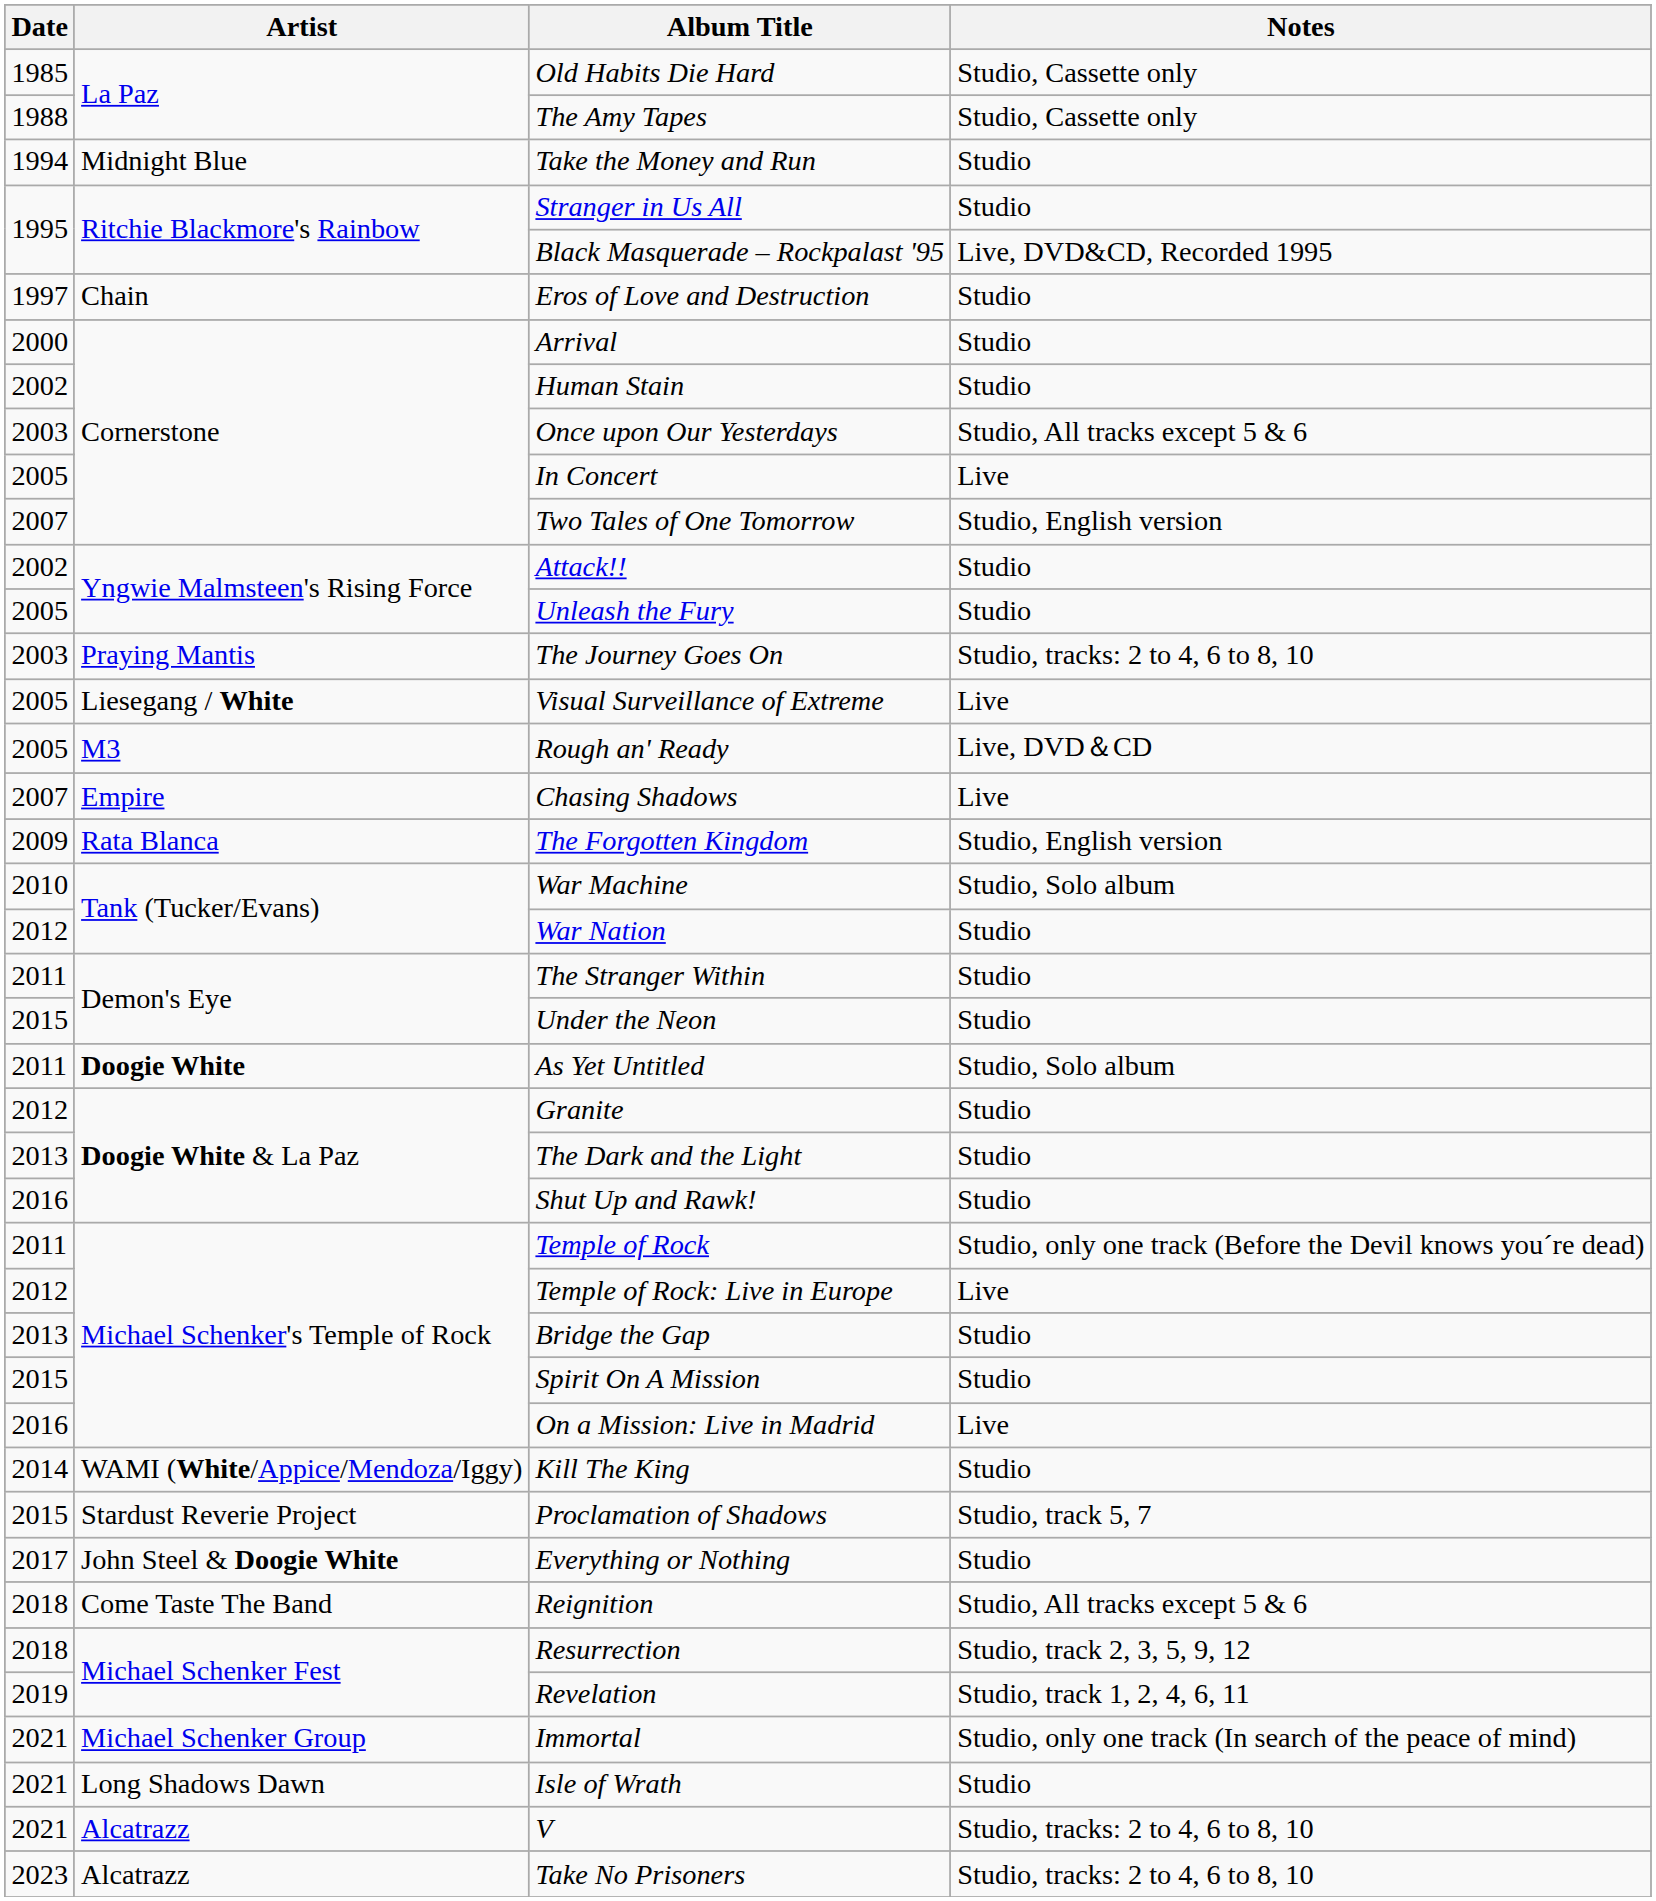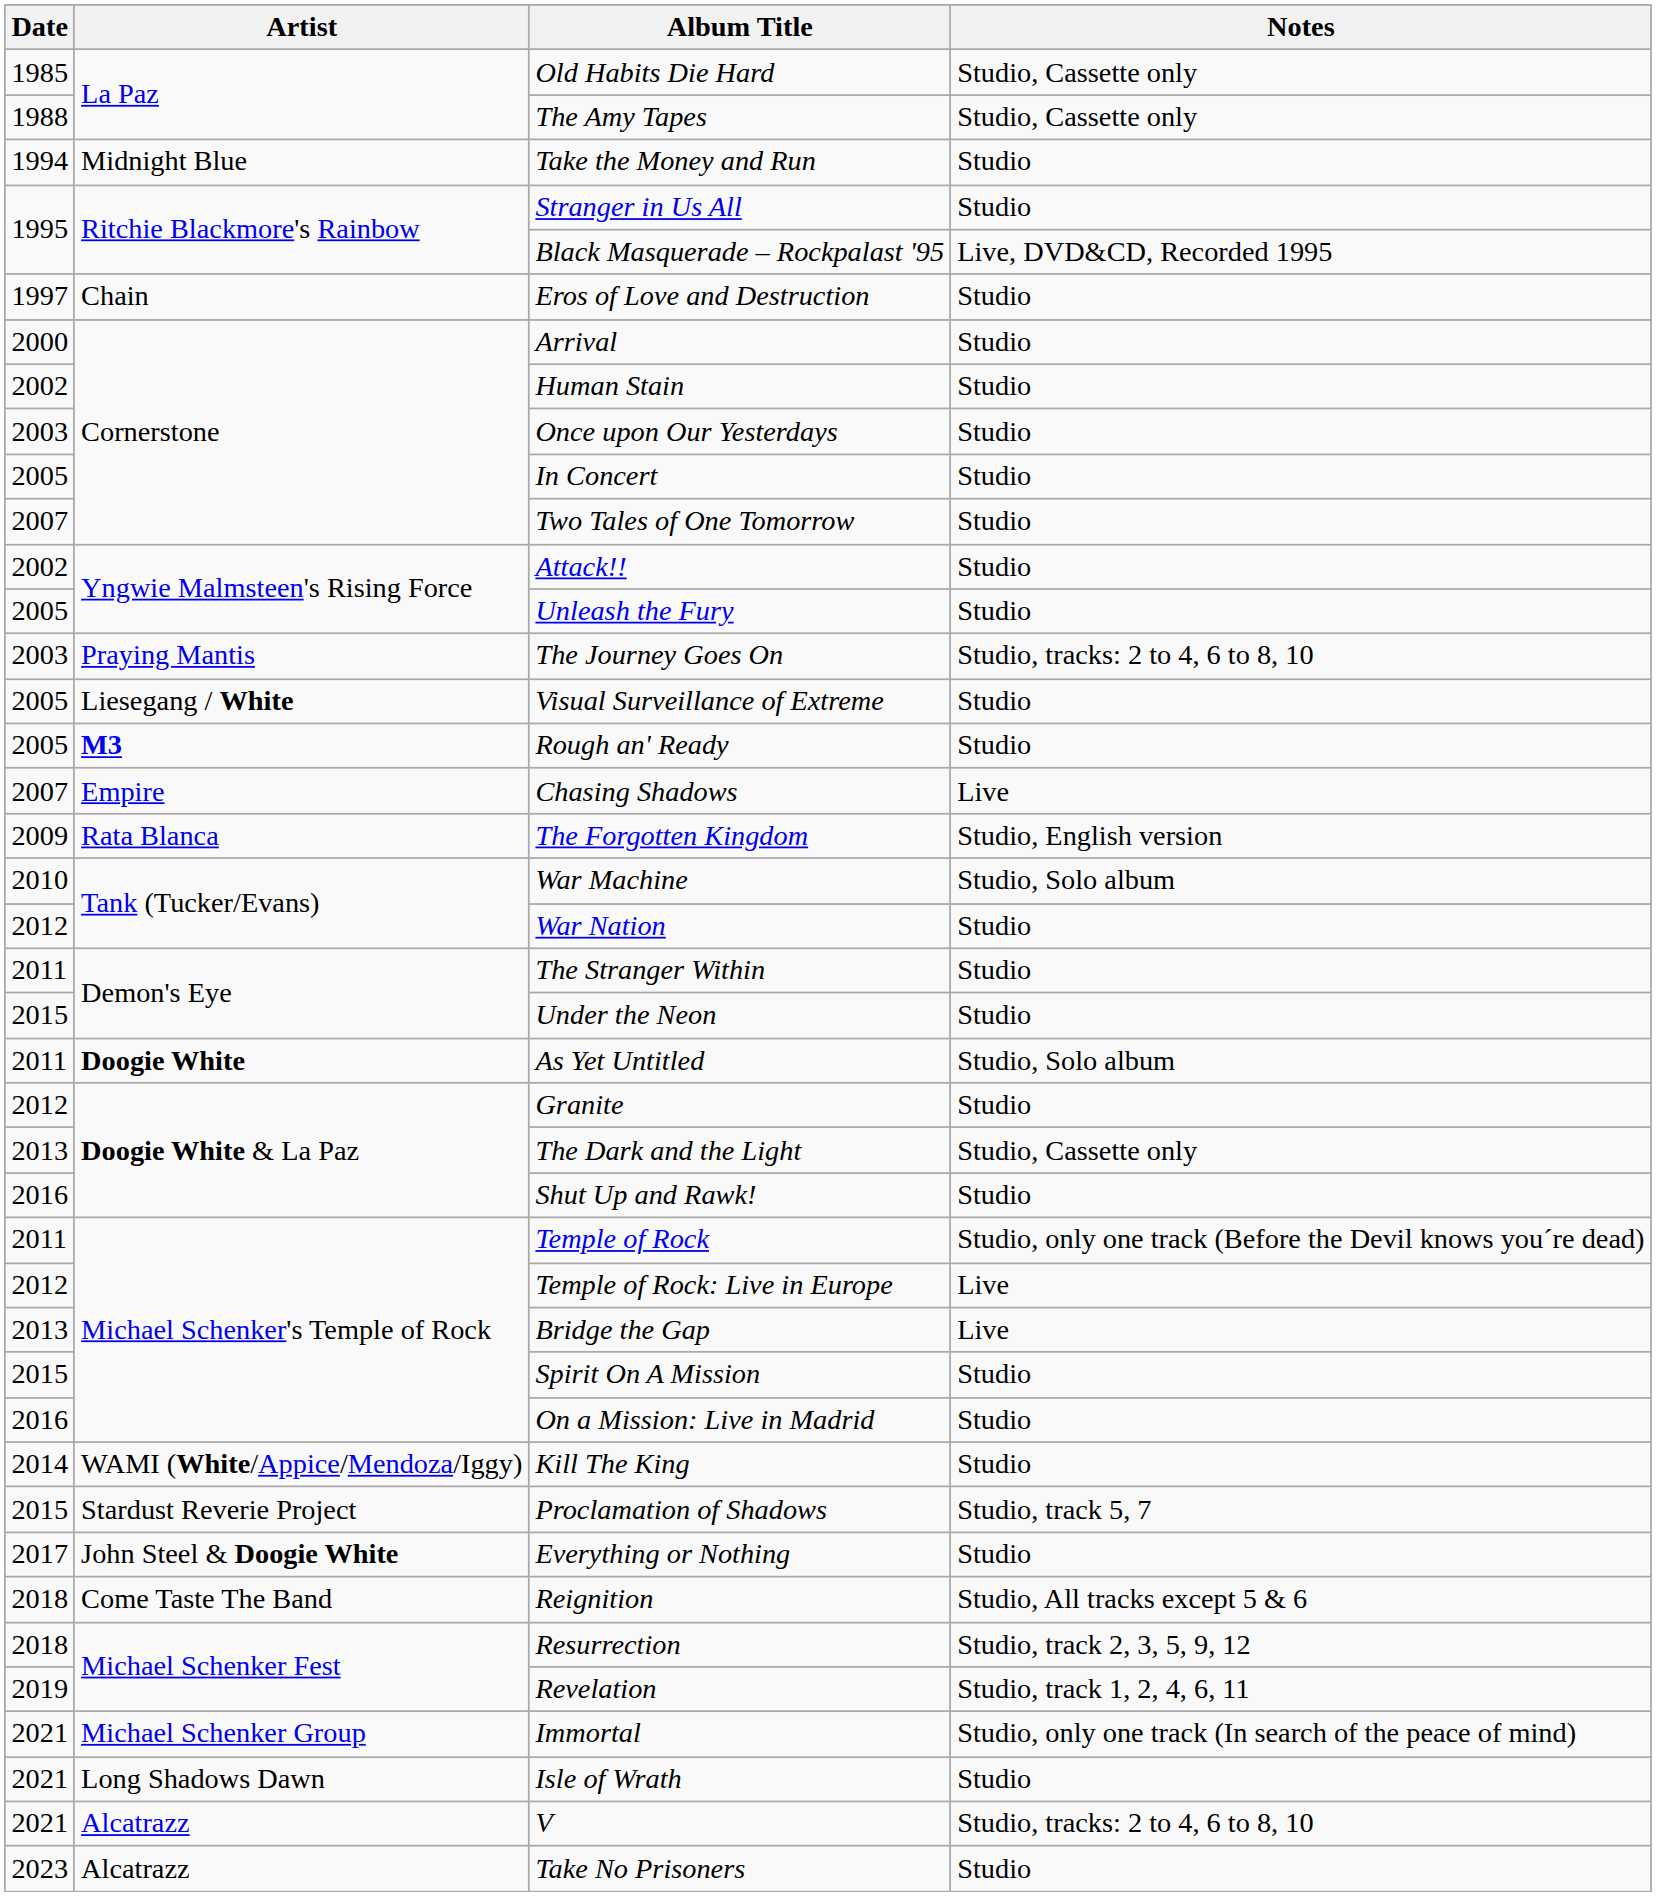(1132, 431) Studio, All tracks except 5 & 6 -> (994, 431) Studio
(983, 476) Live -> (994, 476) Studio
(1090, 521) Studio, English version -> (994, 521) Studio
(983, 700) Live -> (994, 700) Studio
(101, 748) normal -> (102, 745) bold
(1055, 747) Live, DVD＆CD -> (994, 745) Studio
(994, 1155) Studio -> (1077, 1149) Studio, Cassette only
(994, 1334) Studio -> (983, 1329) Live
(983, 1424) Live -> (994, 1419) Studio
(1135, 1873) Studio, tracks: 2 to 4, 6 to 8, 10 -> (994, 1868) Studio
